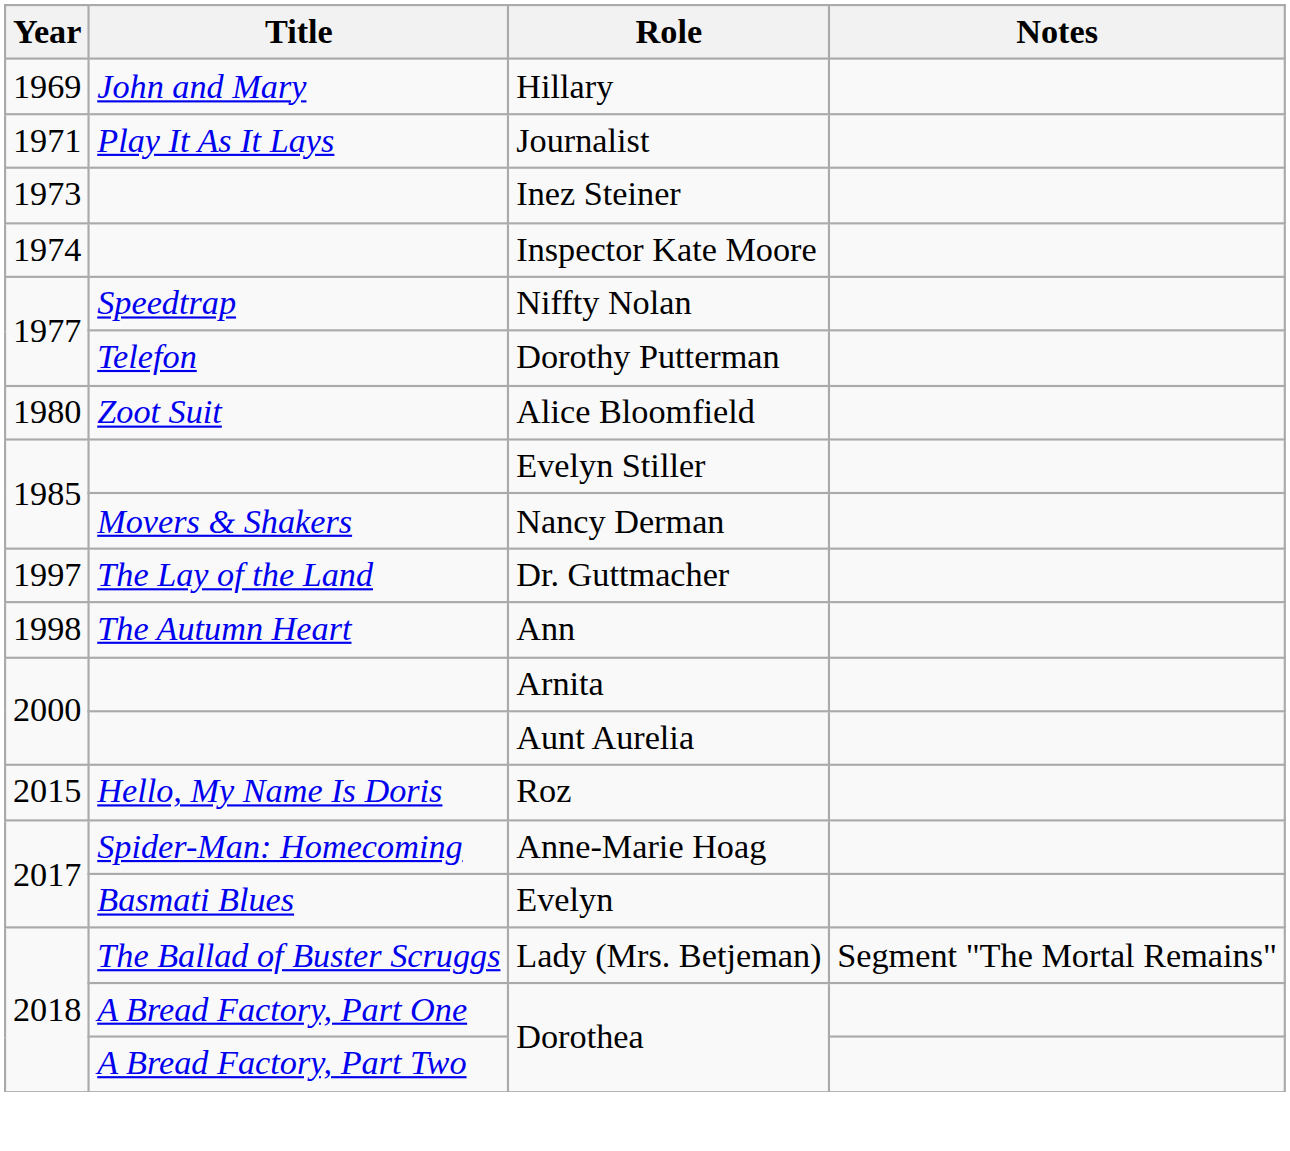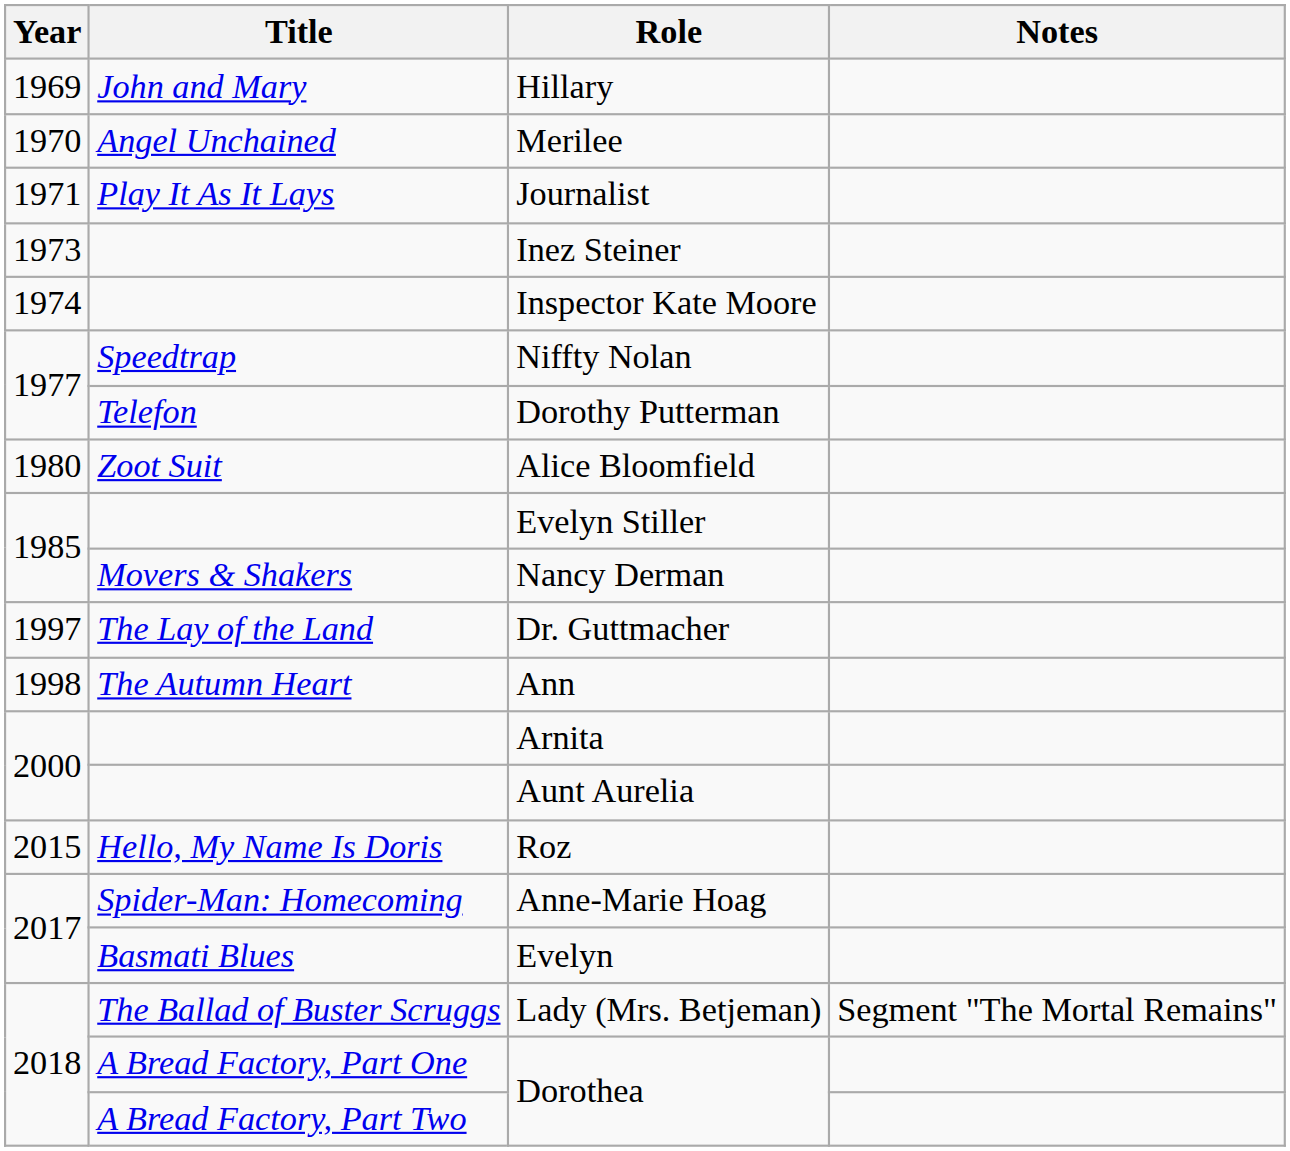+ row: (217, 140)
